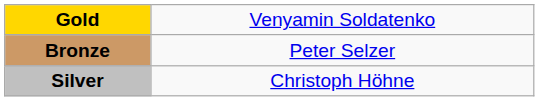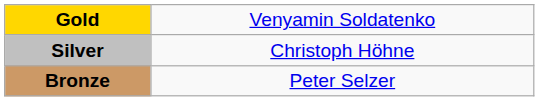rows swapped: (78, 80) <-> (78, 50)
